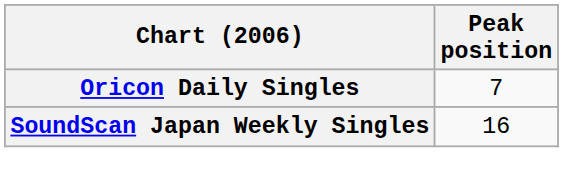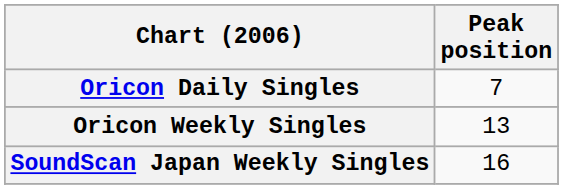+ row: (220, 127)
